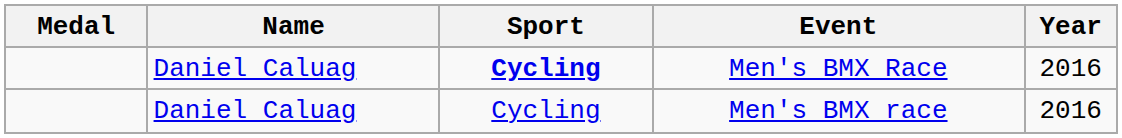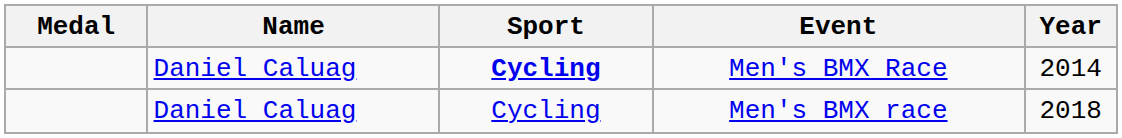(1071, 69) 2016 -> (1071, 69) 2014
(1071, 111) 2016 -> (1071, 111) 2018
